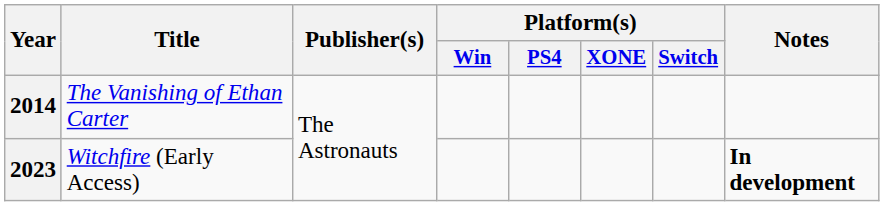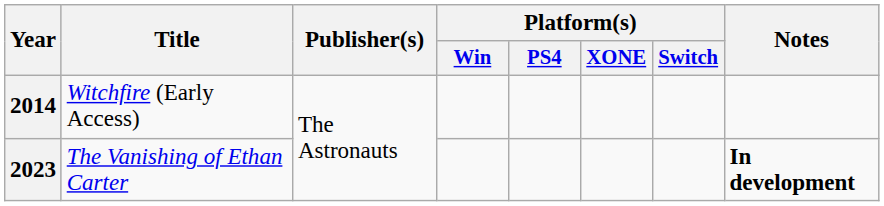(175, 106) The Vanishing of Ethan Carter -> (140, 106) Witchfire (Early Access)
(140, 168) Witchfire (Early Access) -> (175, 168) The Vanishing of Ethan Carter
